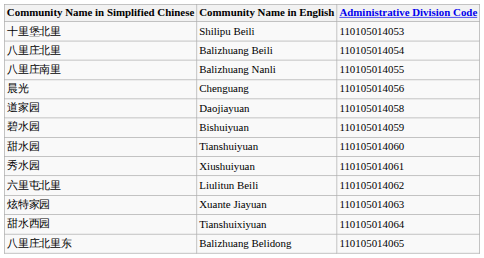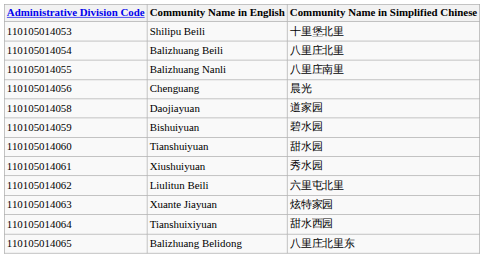columns swapped: (408, 13) <-> (101, 13)
